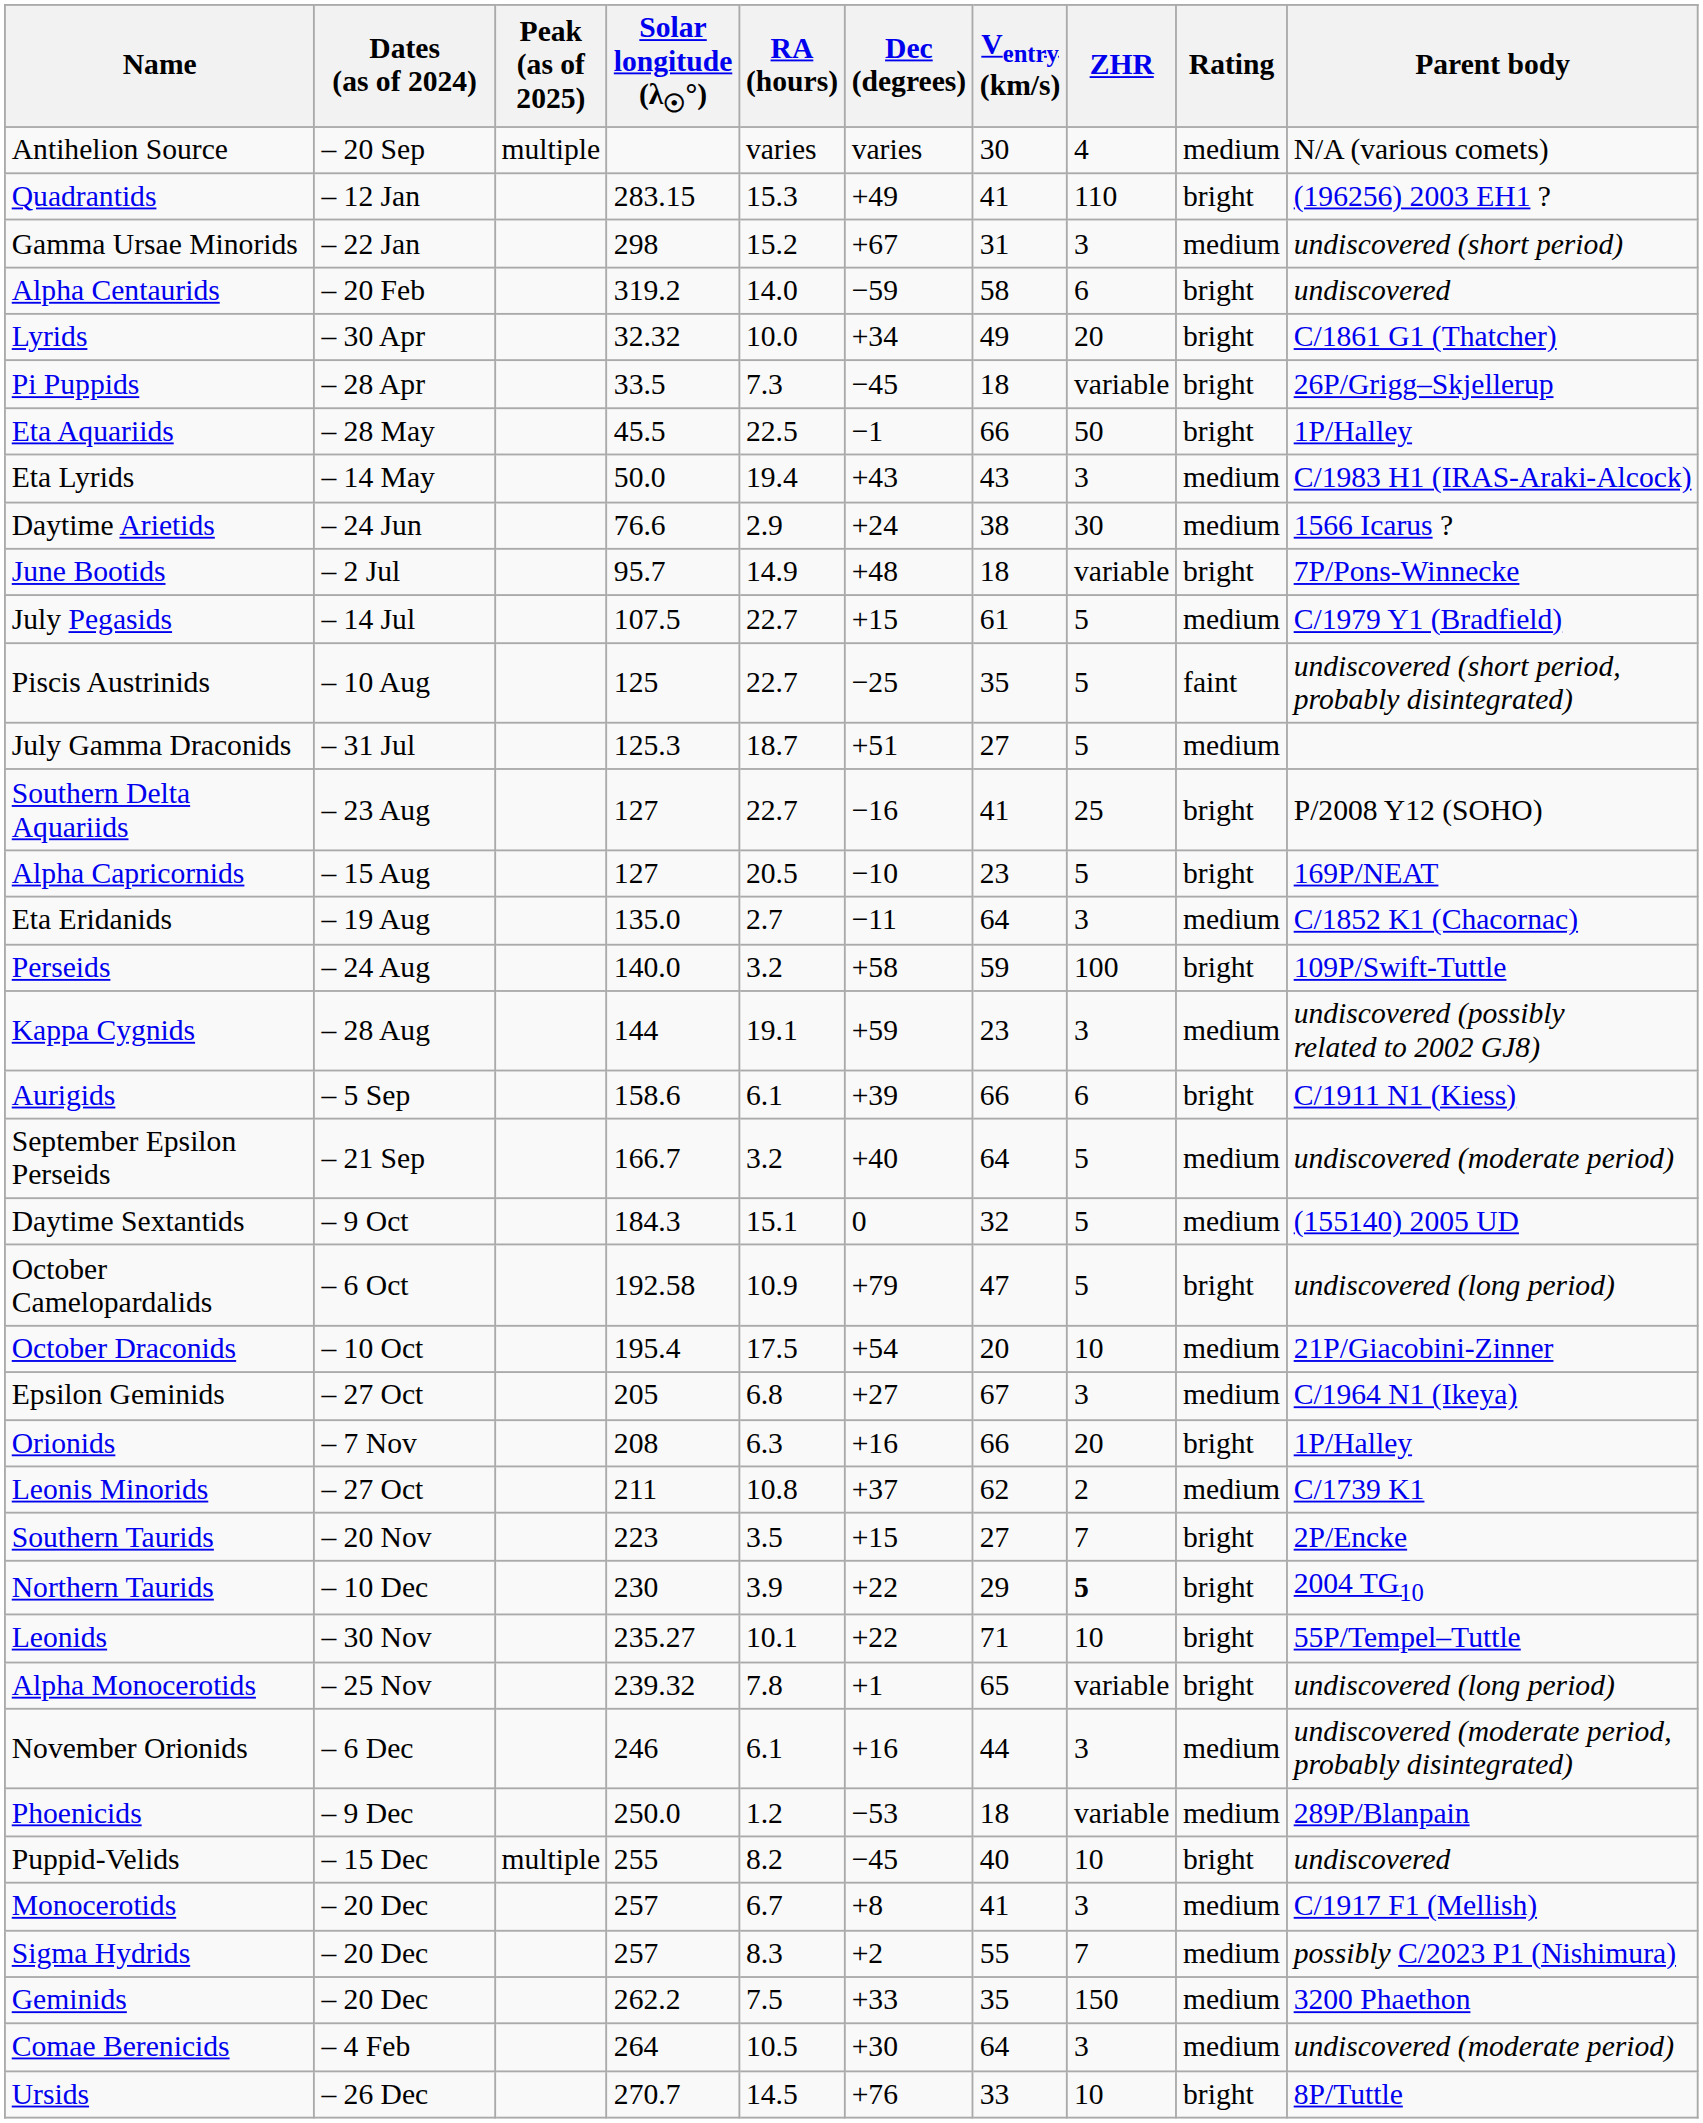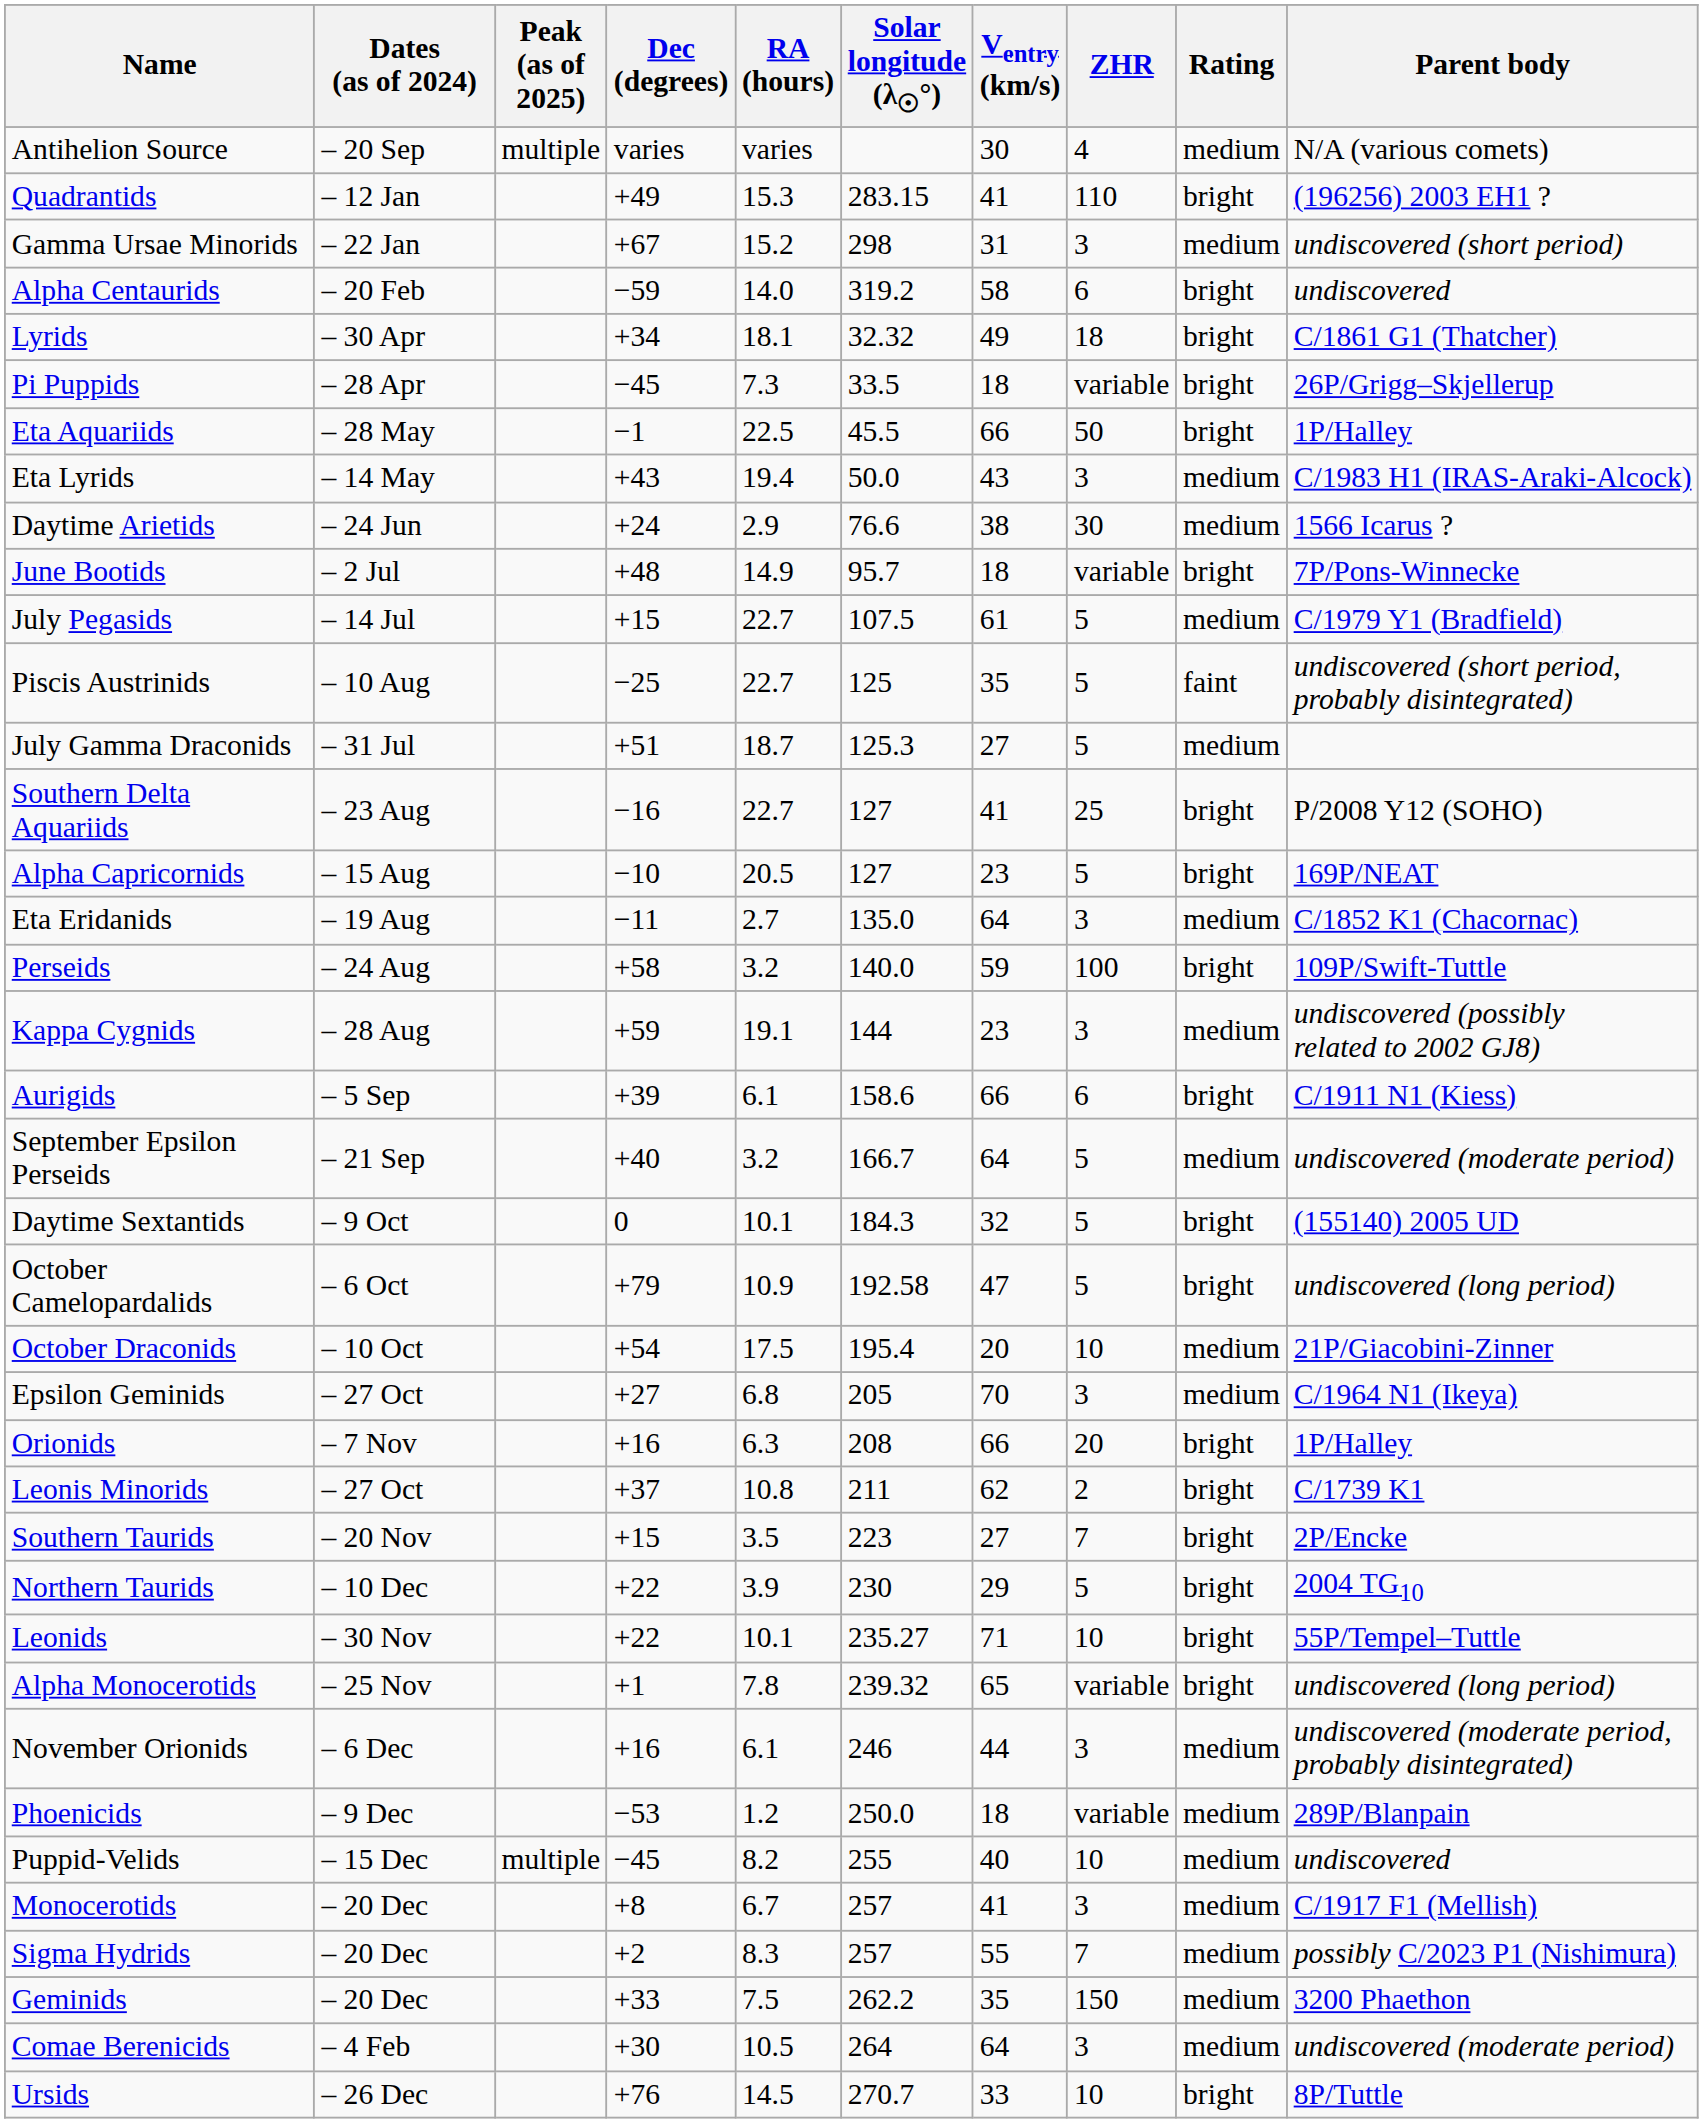columns swapped: (673, 65) <-> (909, 65)
(772, 337) 10.0 -> (768, 337) 18.1
(1089, 337) 20 -> (1089, 337) 18
(772, 1221) 15.1 -> (768, 1221) 10.1
(1232, 1221) medium -> (1218, 1221) bright
(995, 1395) 67 -> (995, 1395) 70
(1232, 1489) medium -> (1218, 1489) bright
(1081, 1587) bold -> (1081, 1587) normal
(1218, 1859) bright -> (1232, 1859) medium
